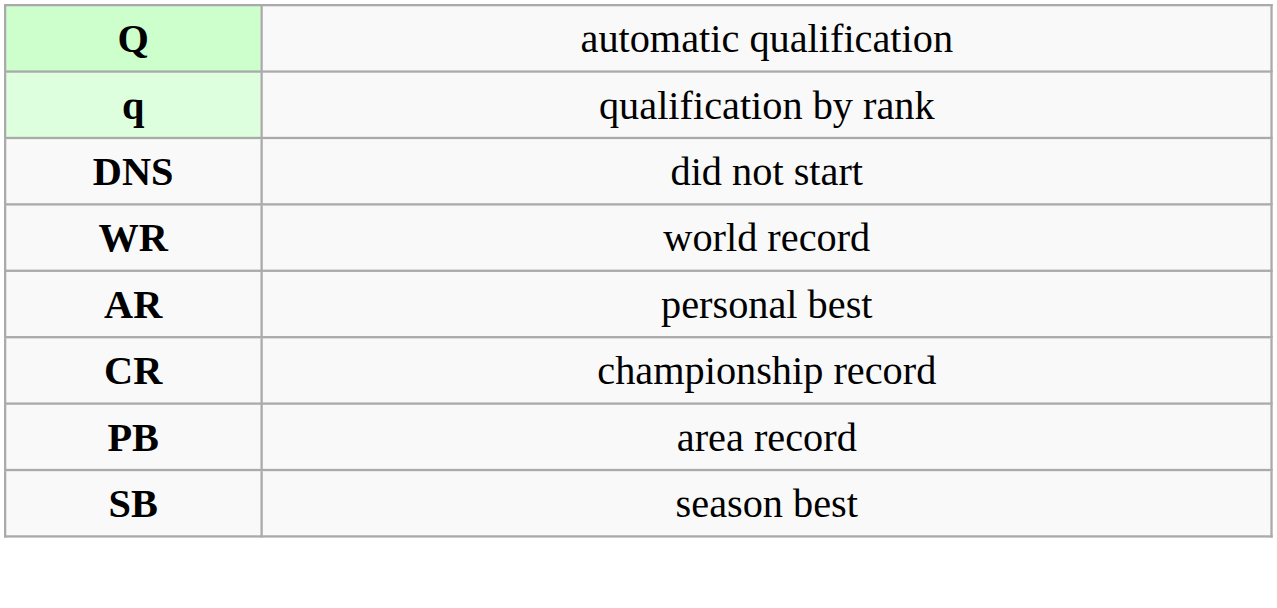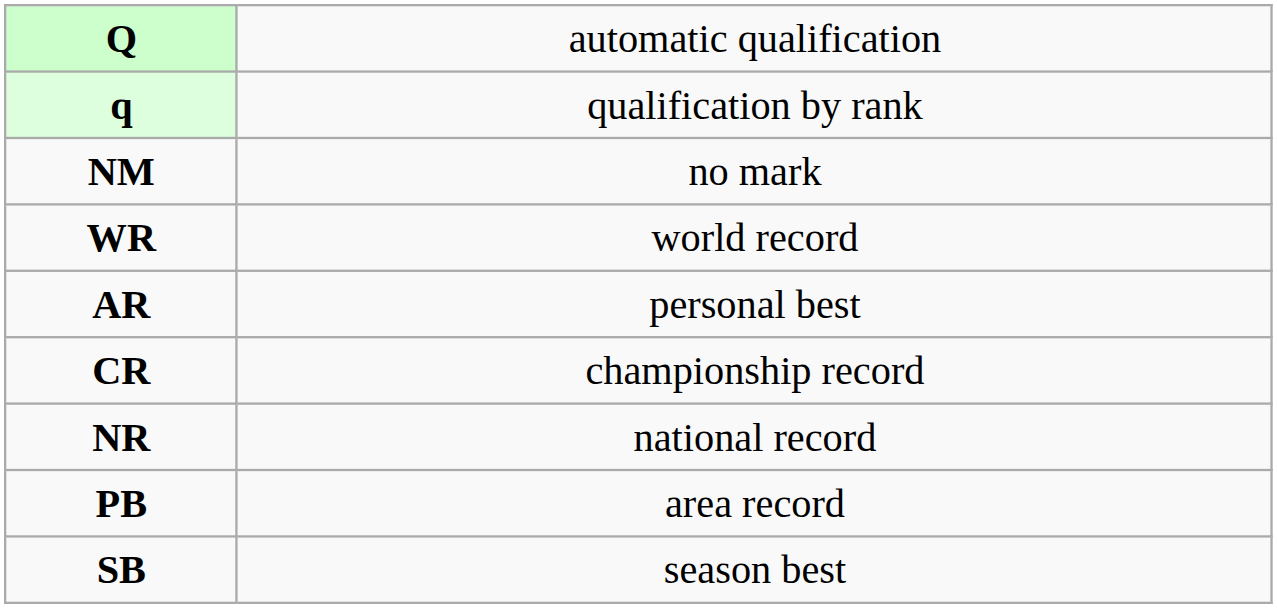- row: (133, 170)
+ row: (121, 170)
+ row: (121, 436)
